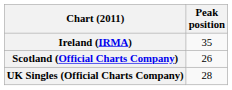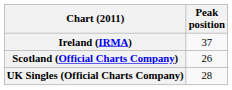(207, 42) 35 -> (207, 42) 37
